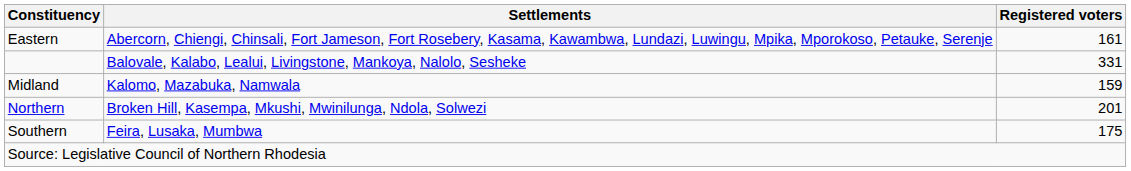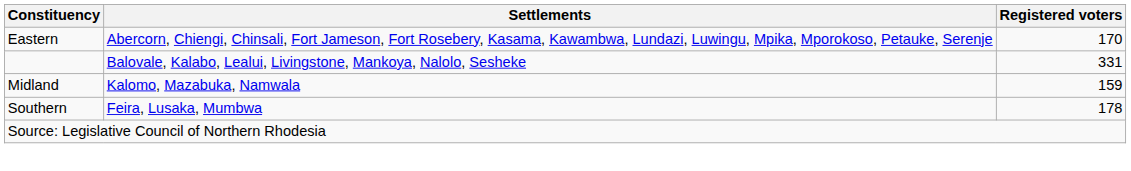(1110, 39) 161 -> (1110, 39) 170
- row: (36, 108)
(1110, 131) 175 -> (1110, 108) 178
